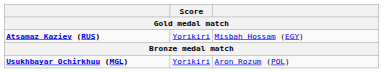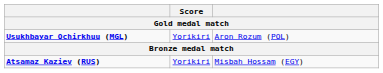rows swapped: (53, 36) <-> (67, 62)
